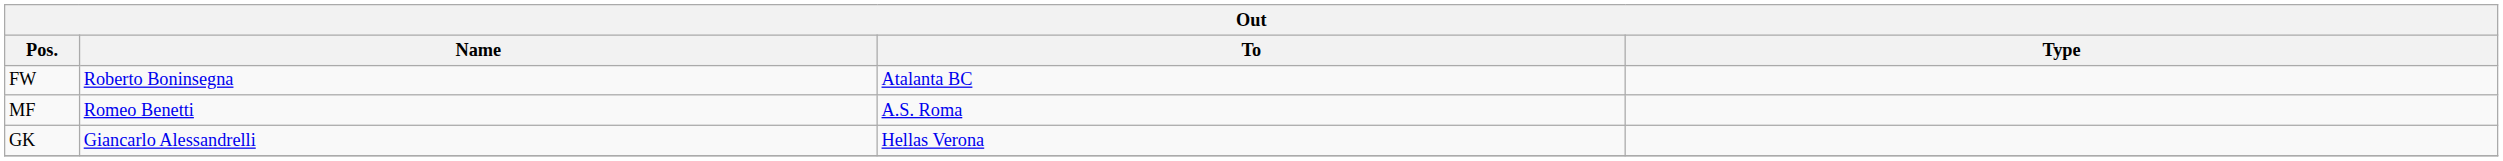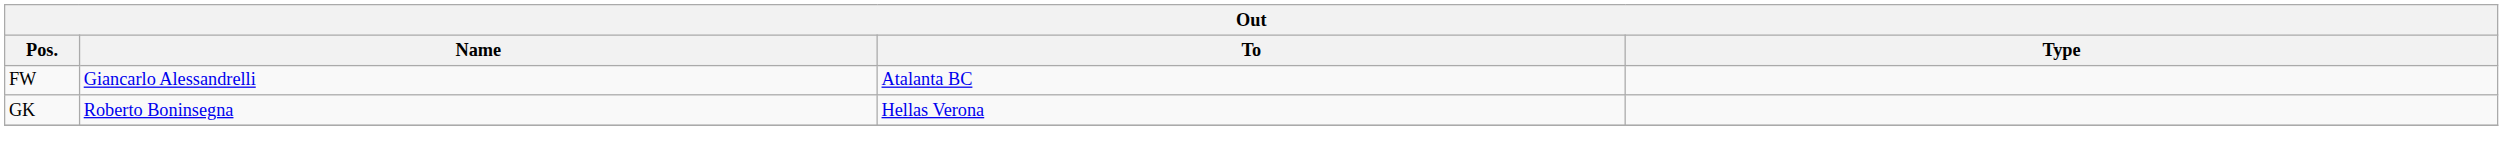(159, 80) Roberto Boninsegna -> (170, 80) Giancarlo Alessandrelli
- row: (22, 110)
(170, 140) Giancarlo Alessandrelli -> (159, 110) Roberto Boninsegna
